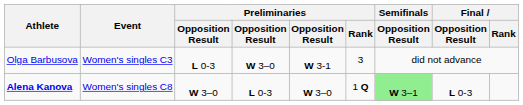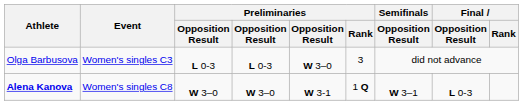(260, 66) W 3–0 -> (260, 66) L 0-3
(318, 66) W 3-1 -> (318, 66) W 3–0
(260, 93) L 0-3 -> (260, 93) W 3–0
(318, 93) W 3–0 -> (318, 93) W 3-1
(404, 93) lightgreen background -> (404, 93) no background
